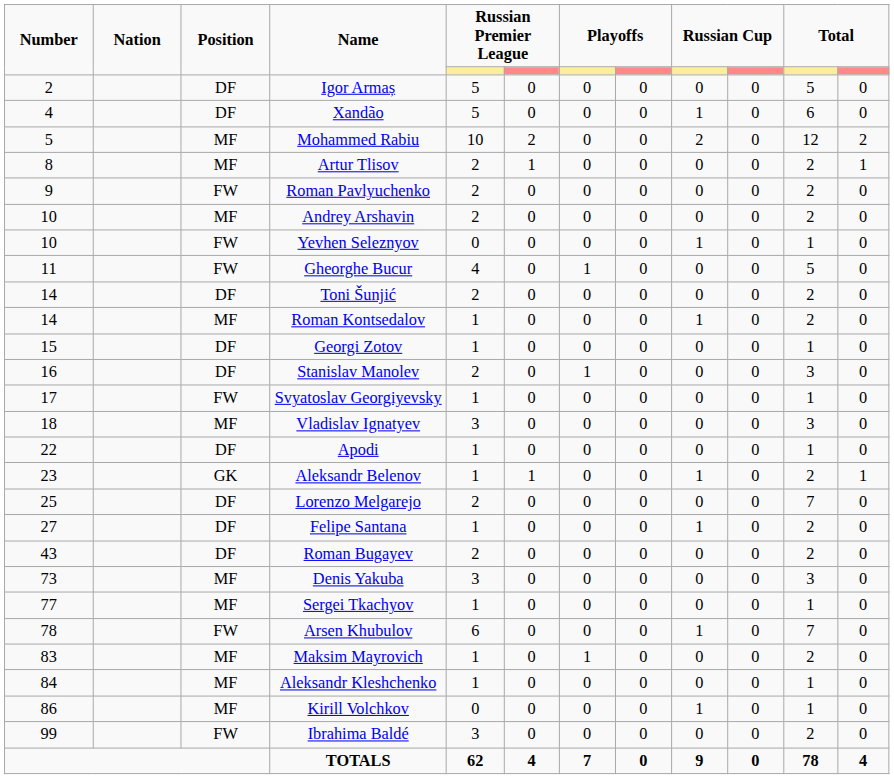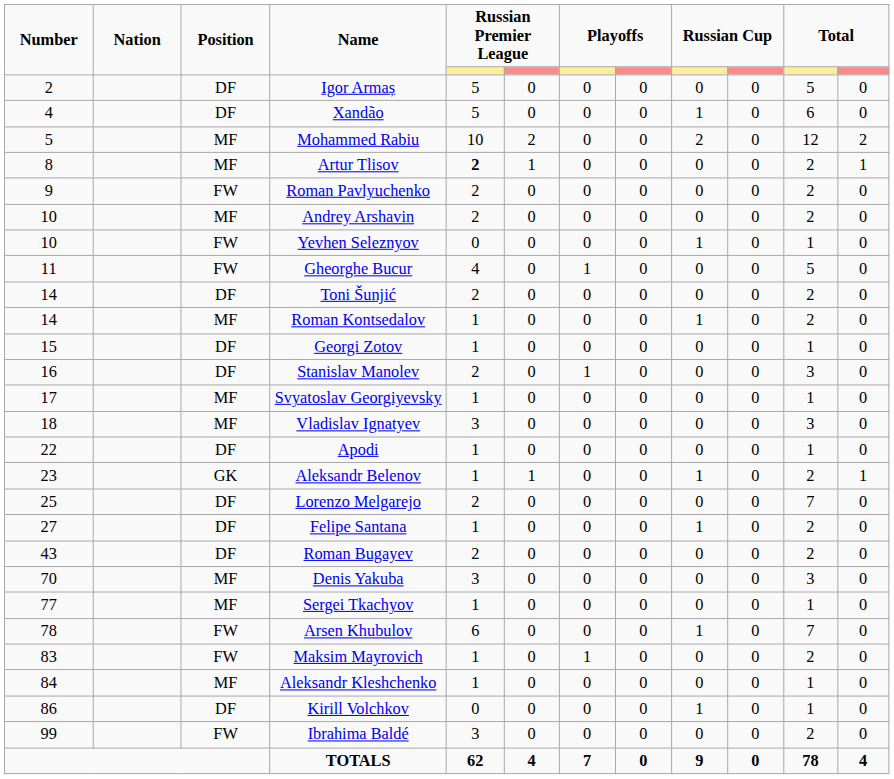(475, 165) normal -> (475, 165) bold
(226, 398) FW -> (226, 398) MF
(49, 579) 73 -> (49, 579) 70
(226, 656) MF -> (226, 656) FW
(226, 708) MF -> (226, 708) DF
